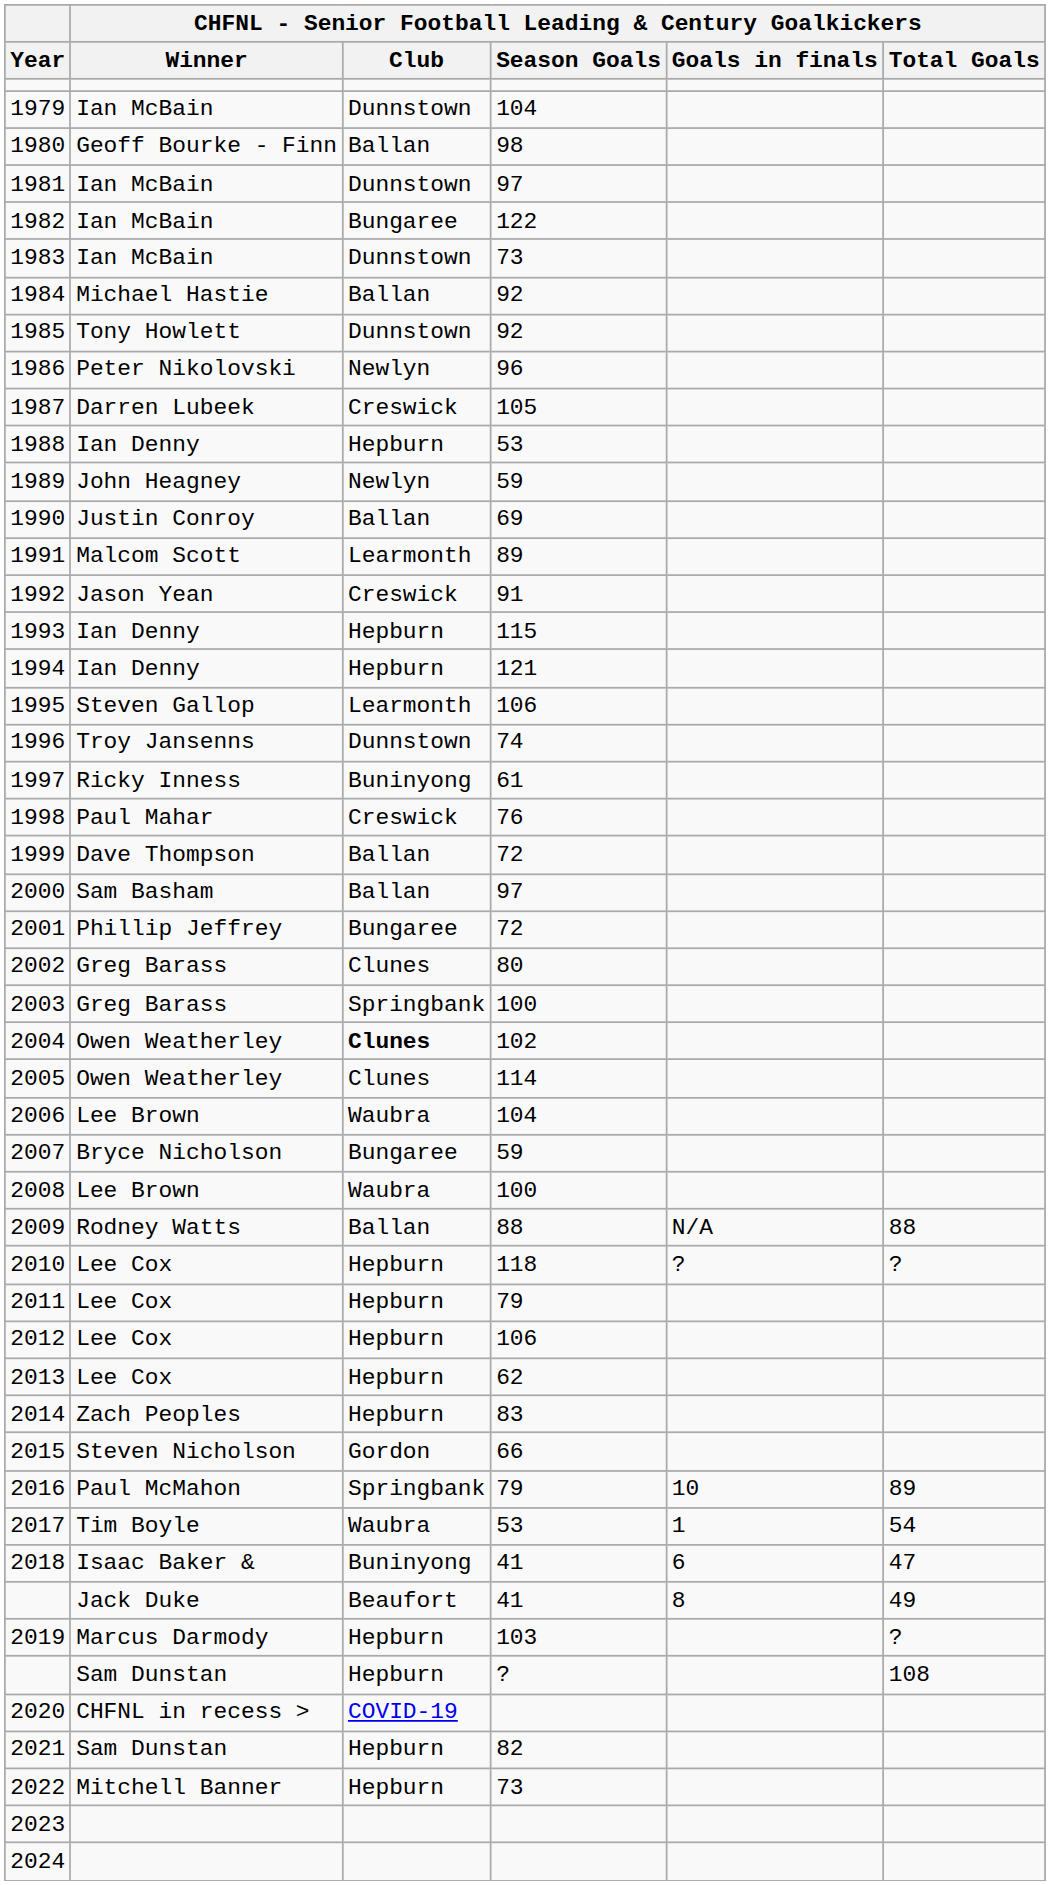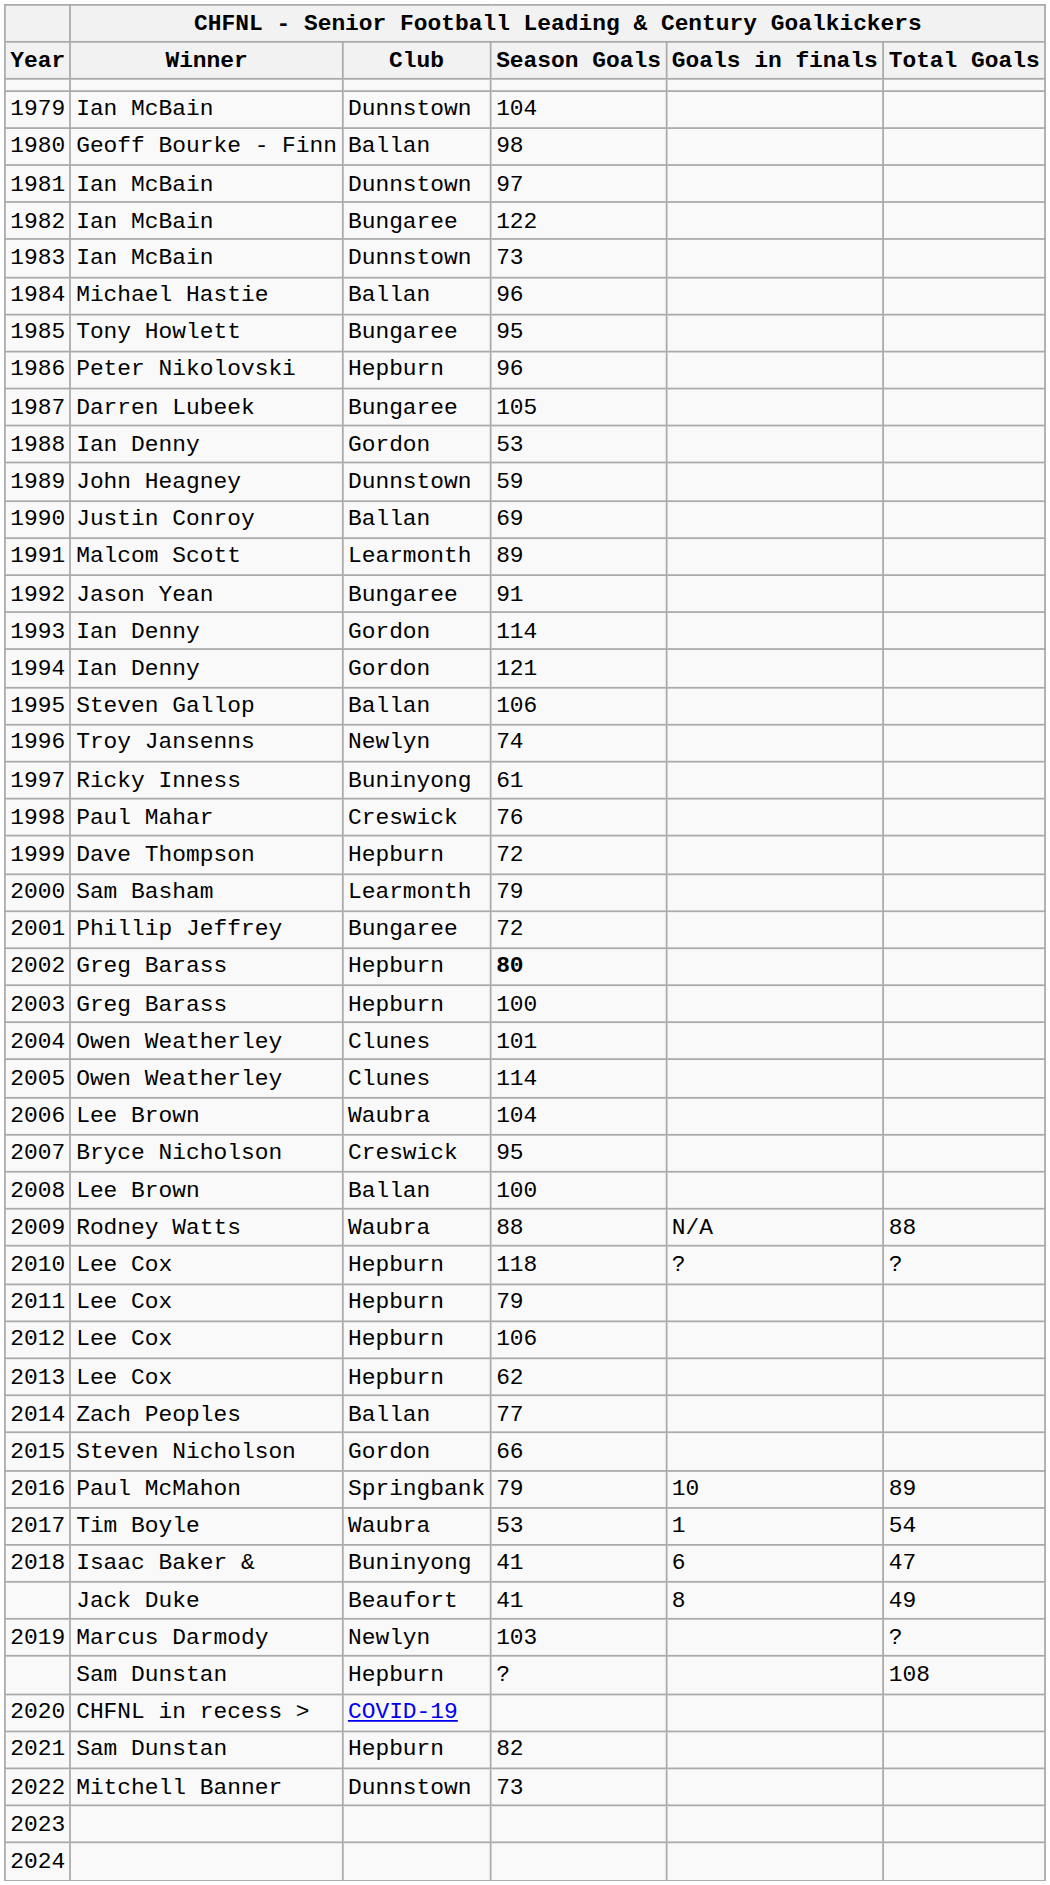(510, 295) 92 -> (510, 295) 96
(410, 333) Dunnstown -> (403, 333) Bungaree
(510, 333) 92 -> (510, 333) 95
(389, 370) Newlyn -> (396, 370) Hepburn
(403, 407) Creswick -> (403, 407) Bungaree
(396, 445) Hepburn -> (389, 445) Gordon
(389, 482) Newlyn -> (410, 482) Dunnstown
(403, 594) Creswick -> (403, 594) Bungaree
(396, 631) Hepburn -> (389, 631) Gordon
(517, 631) 115 -> (517, 631) 114
(396, 668) Hepburn -> (389, 668) Gordon
(410, 706) Learmonth -> (389, 706) Ballan
(410, 743) Dunnstown -> (389, 743) Newlyn
(389, 855) Ballan -> (396, 855) Hepburn
(389, 892) Ballan -> (410, 892) Learmonth
(510, 892) 97 -> (510, 892) 79
(389, 967) Clunes -> (396, 967) Hepburn
(510, 967) normal -> (510, 967) bold
(417, 1004) Springbank -> (396, 1004) Hepburn
(389, 1041) bold -> (389, 1041) normal
(517, 1041) 102 -> (517, 1041) 101
(403, 1153) Bungaree -> (403, 1153) Creswick
(510, 1153) 59 -> (510, 1153) 95
(389, 1190) Waubra -> (389, 1190) Ballan
(389, 1228) Ballan -> (389, 1228) Waubra
(396, 1414) Hepburn -> (389, 1414) Ballan
(510, 1414) 83 -> (510, 1414) 77
(396, 1638) Hepburn -> (389, 1638) Newlyn
(396, 1787) Hepburn -> (410, 1787) Dunnstown
